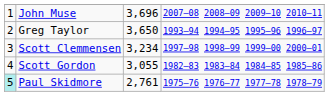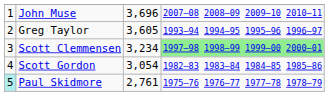(142, 30) 3,650 -> (142, 30) 3,605
(242, 48) no background -> (242, 48) lightgreen background
(142, 65) 3,055 -> (142, 65) 3,054
